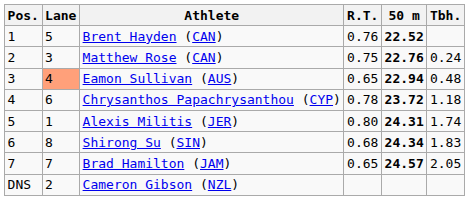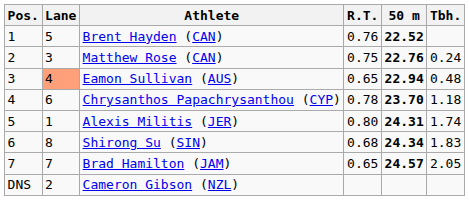(404, 100) 23.72 -> (404, 100) 23.70
